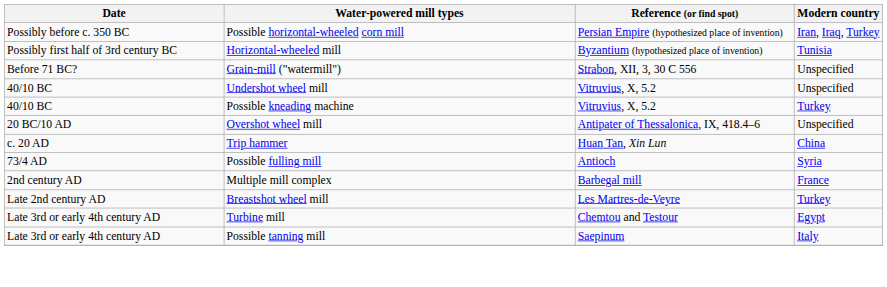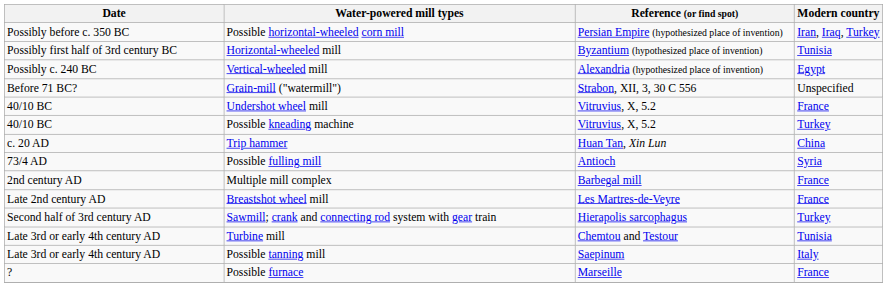+ row: (277, 69)
(825, 87) Unspecified -> (813, 106) France
- row: (274, 124)
(814, 198) Turkey -> (813, 198) France
+ row: (361, 217)
(811, 217) Egypt -> (815, 236) Tunisia
+ row: (265, 273)
